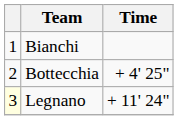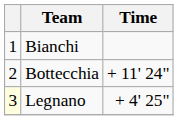(142, 73) + 4' 25" -> (138, 73) + 11' 24"
(138, 100) + 11' 24" -> (142, 100) + 4' 25"
